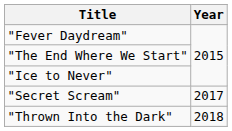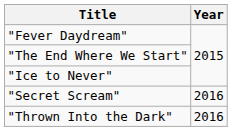(209, 96) 2017 -> (209, 96) 2016
(209, 116) 2018 -> (209, 116) 2016
